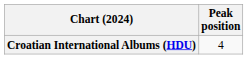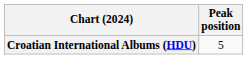(221, 44) 4 -> (221, 44) 5
